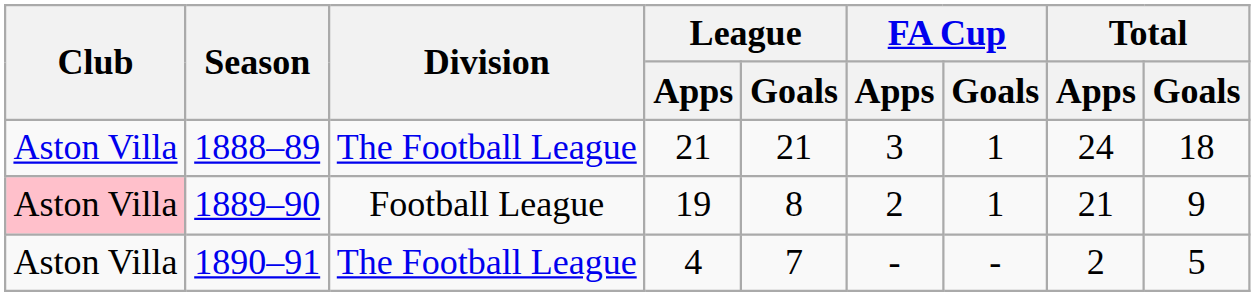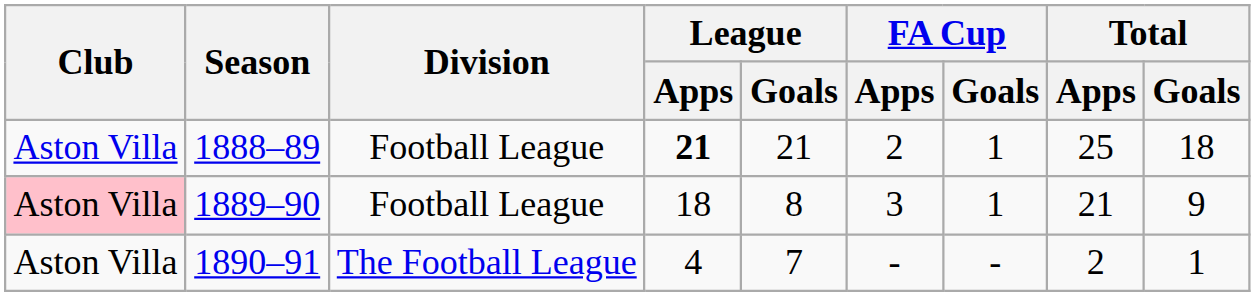(487, 147) The Football League -> (487, 147) Football League
(693, 147) normal -> (693, 147) bold
(895, 147) 3 -> (895, 147) 2
(1096, 147) 24 -> (1096, 147) 25
(693, 204) 19 -> (693, 204) 18
(895, 204) 2 -> (895, 204) 3
(1196, 261) 5 -> (1196, 261) 1
